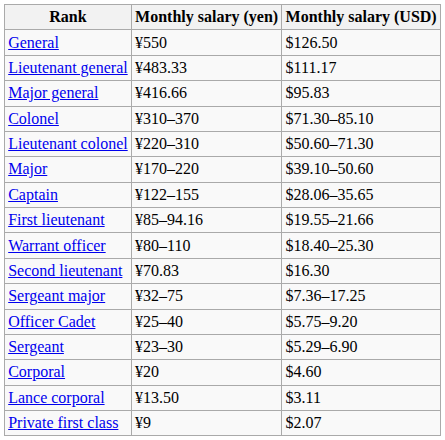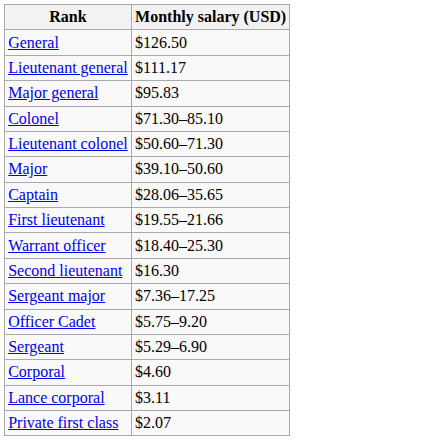- column: (207, 17)
